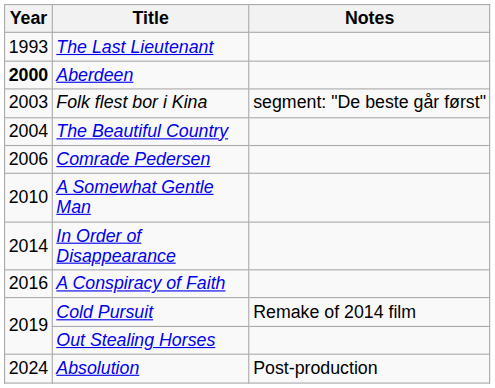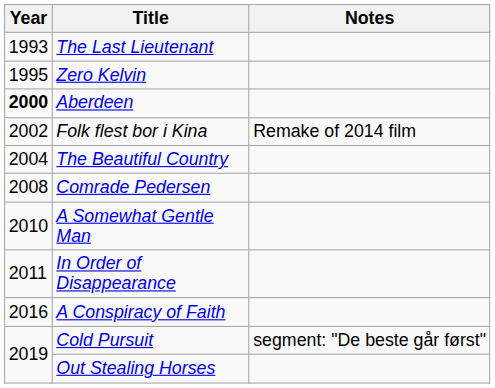+ row: (101, 74)
(28, 103) 2003 -> (28, 131) 2002
(370, 103) segment: "De beste går først" -> (335, 131) Remake of 2014 film
(28, 159) 2006 -> (28, 187) 2008
(28, 245) 2014 -> (28, 273) 2011
(335, 312) Remake of 2014 film -> (370, 340) segment: "De beste går først"
- row: (98, 368)
